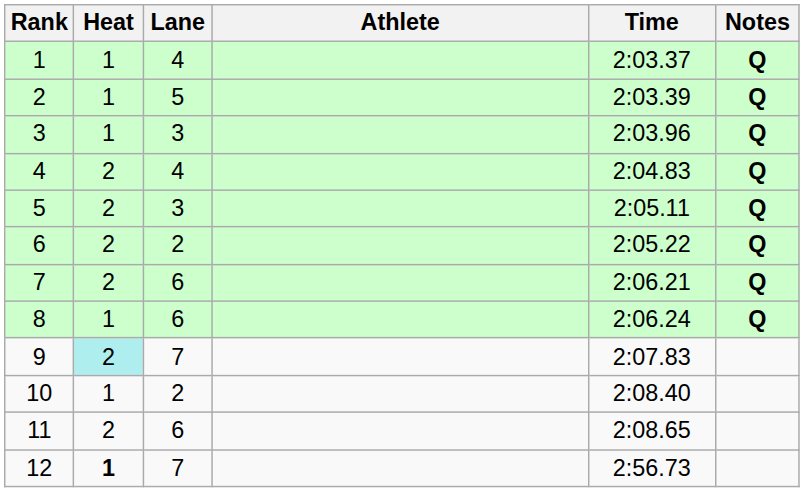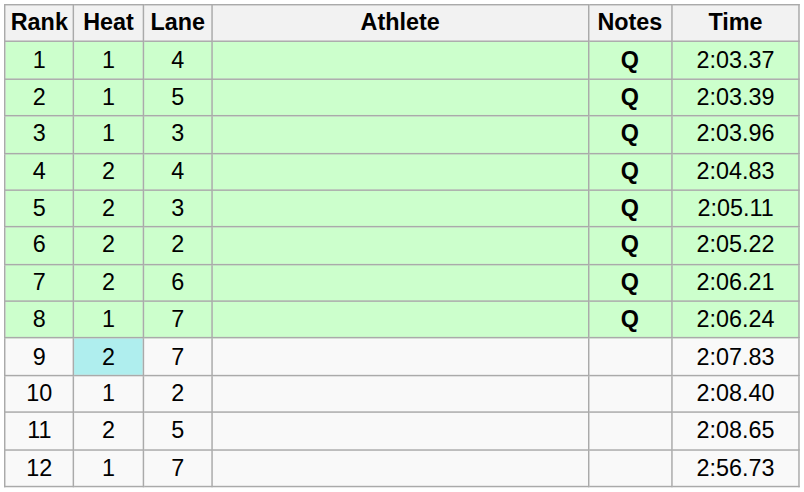columns swapped: (652, 23) <-> (757, 23)
(178, 319) 6 -> (178, 319) 7
(178, 430) 6 -> (178, 430) 5
(108, 467) bold -> (108, 467) normal
